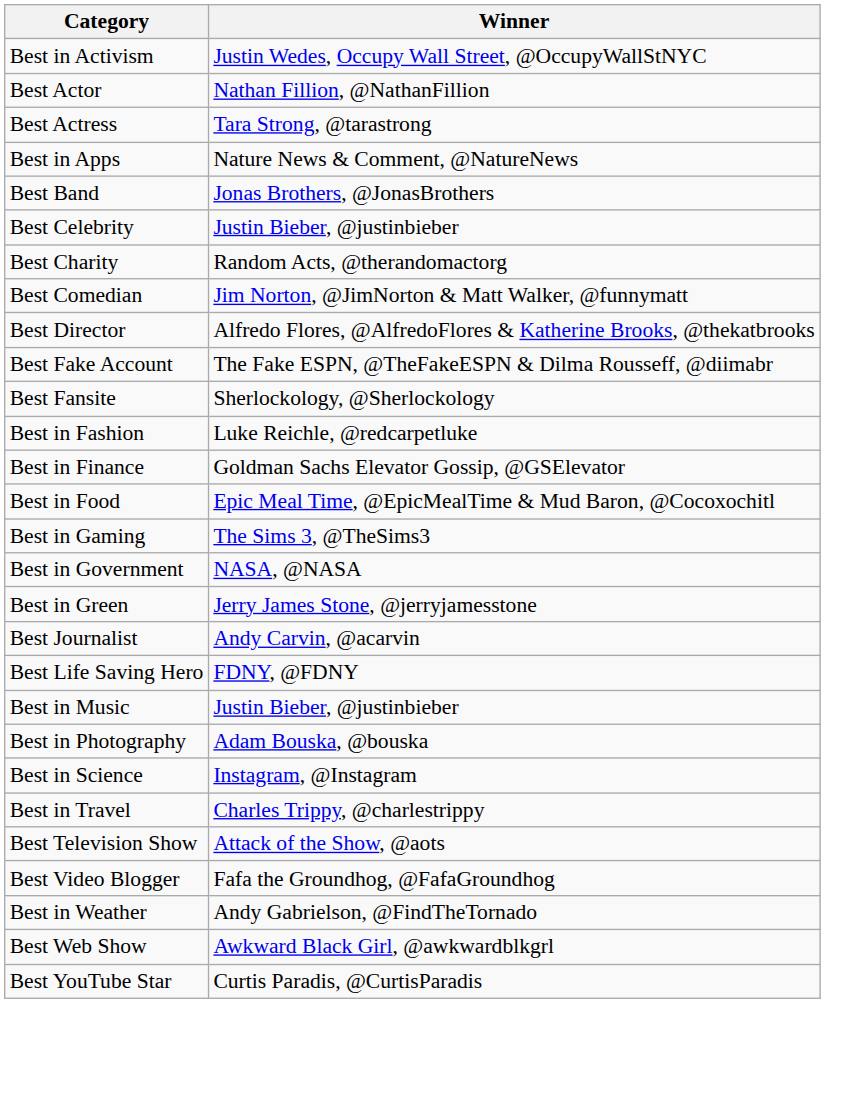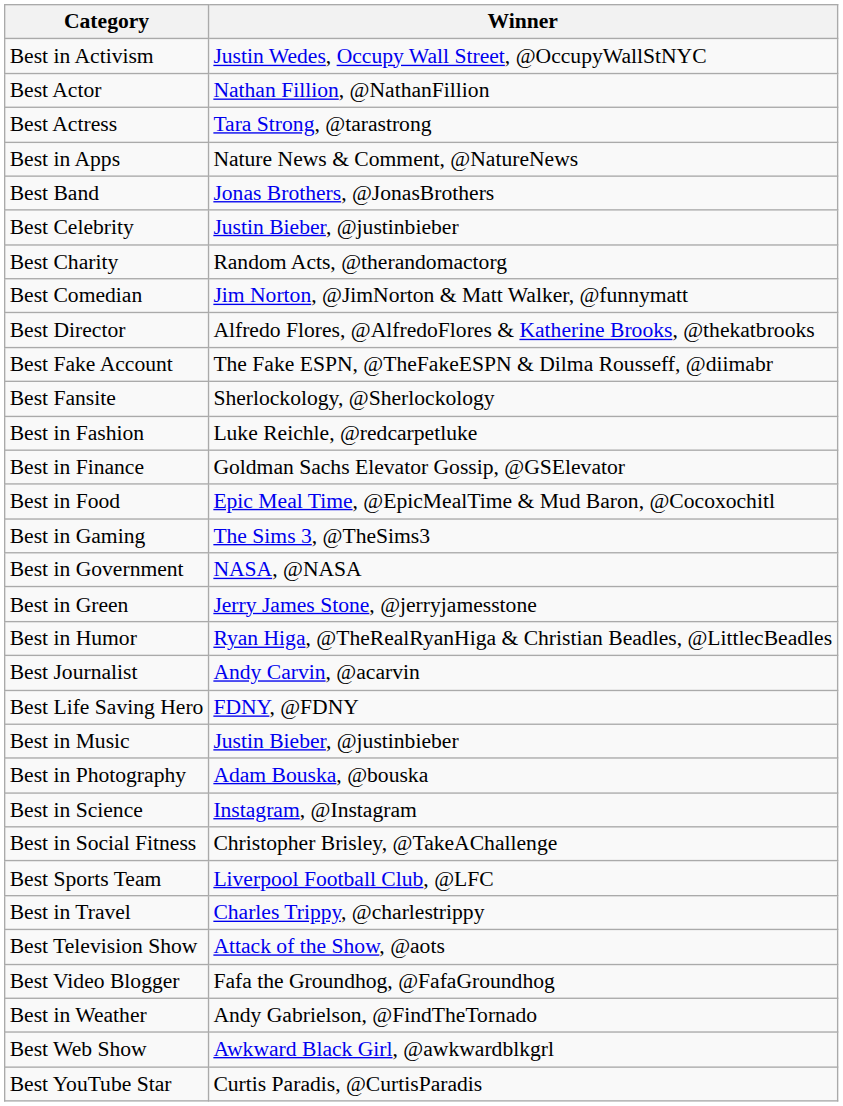+ row: (73, 638)
+ row: (103, 843)
+ row: (85, 878)
